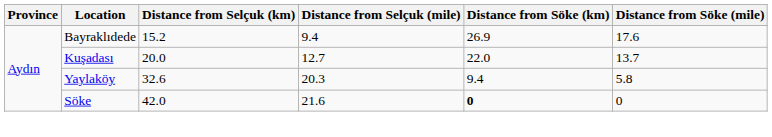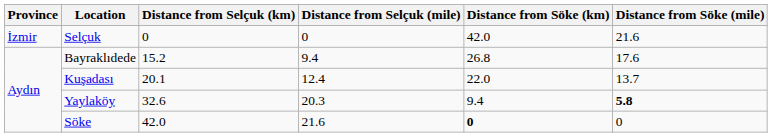+ row: (83, 36)
(479, 36) 26.9 -> (479, 57) 26.8
(154, 57) 20.0 -> (154, 79) 20.1
(313, 57) 12.7 -> (313, 79) 12.4
(624, 79) normal -> (624, 100) bold
